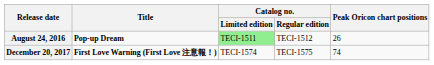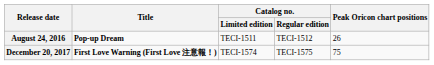(238, 38) lightgreen background -> (238, 38) no background
(337, 52) 74 -> (337, 52) 75
